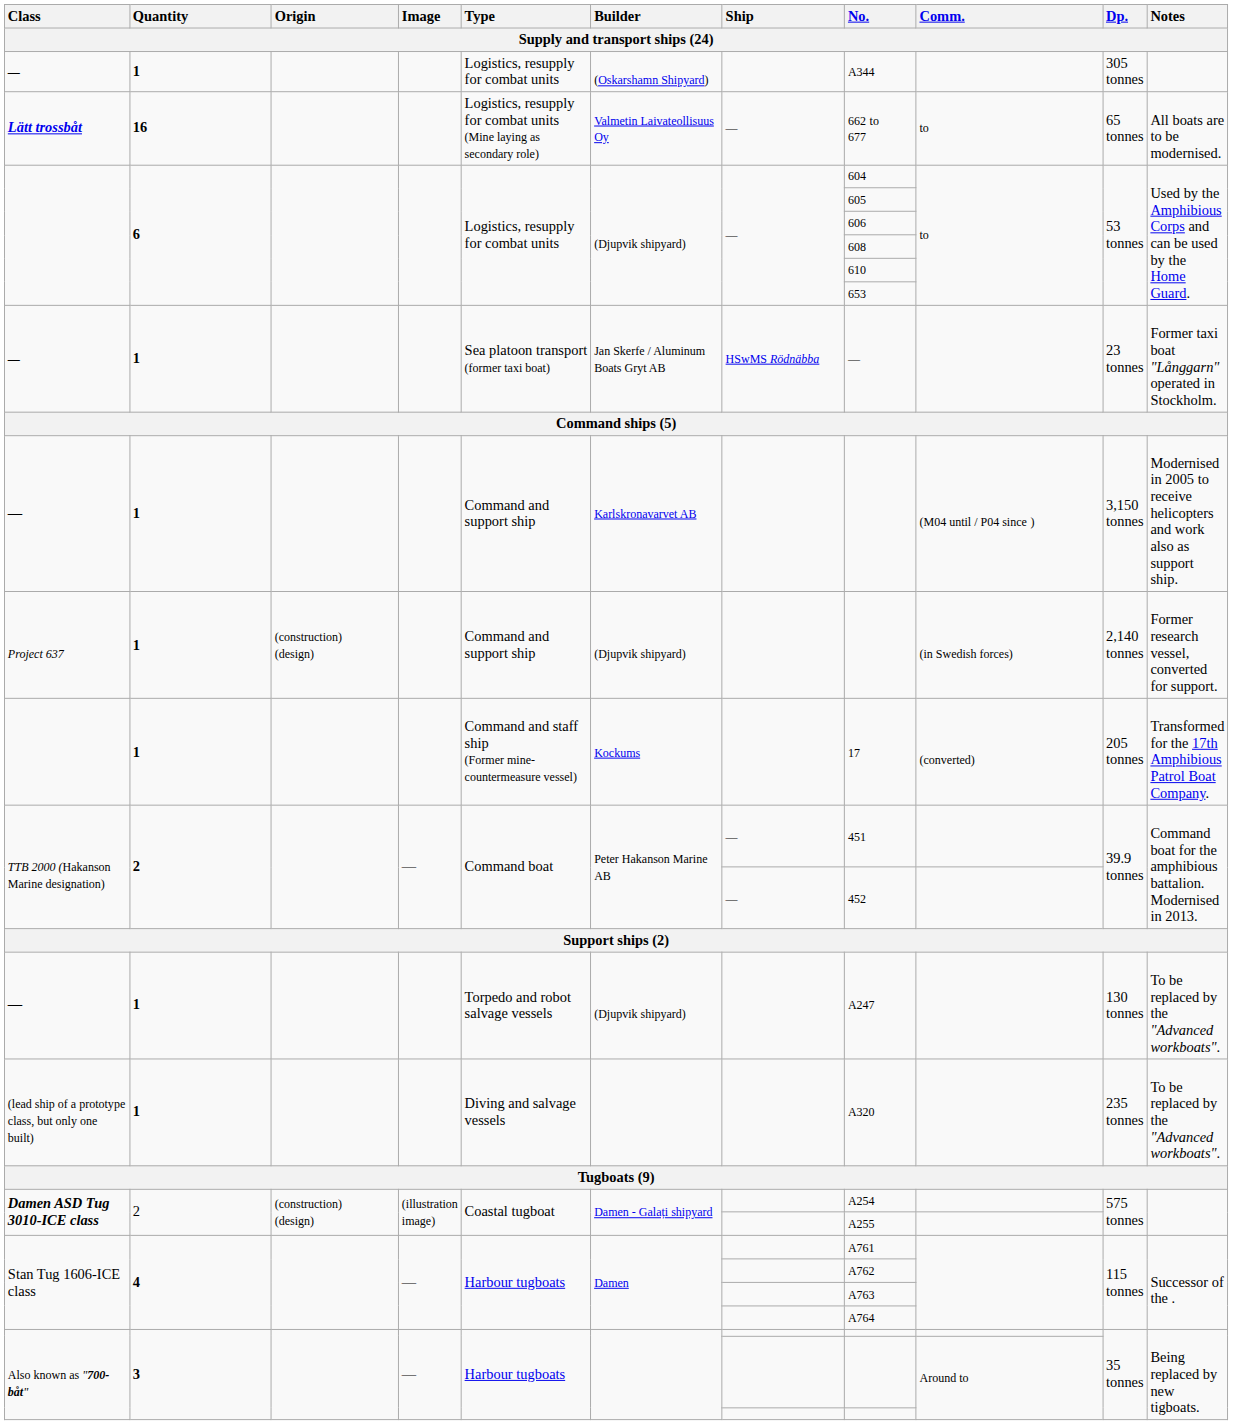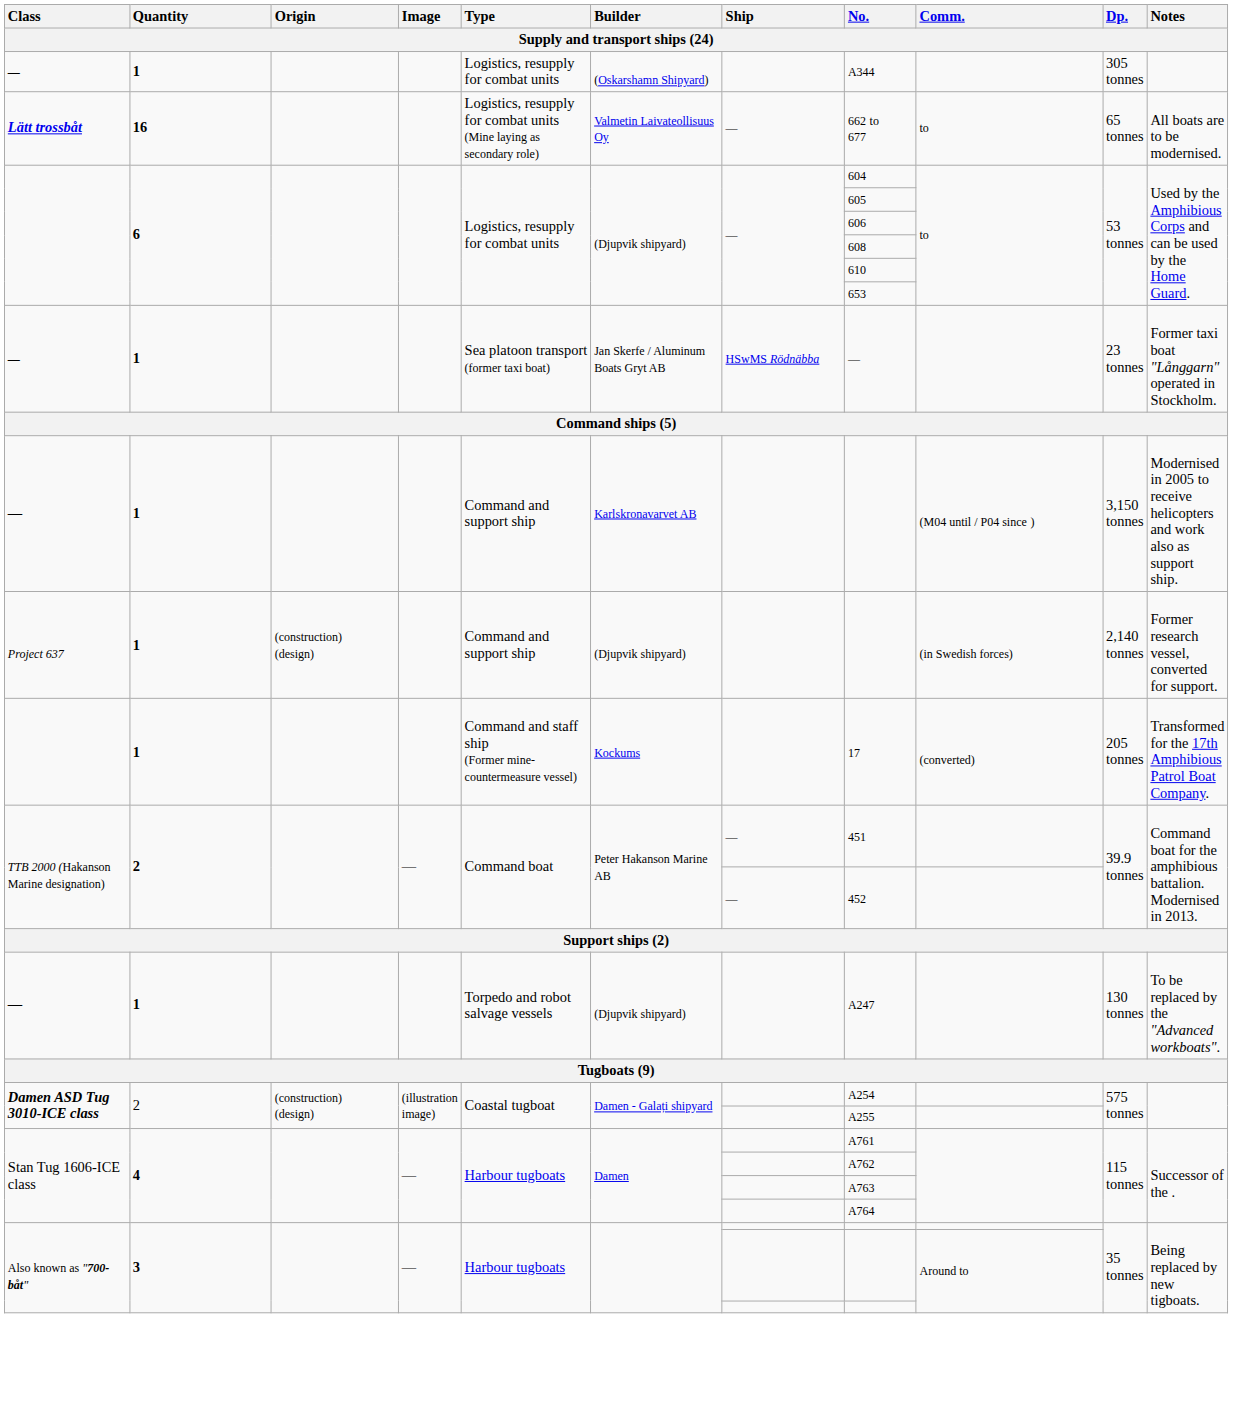- row: (67, 1121)
